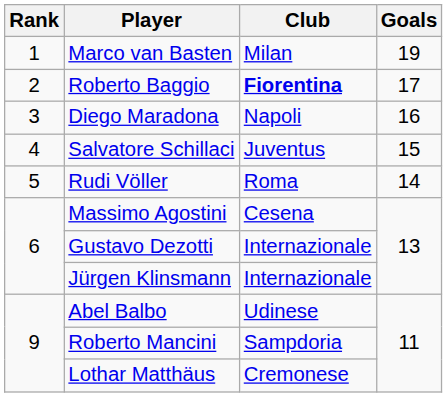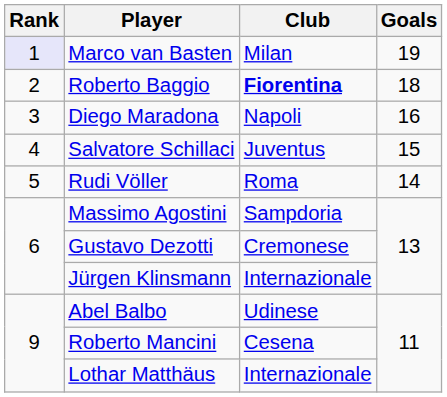(34, 52) no background -> (34, 52) lavender background
(409, 85) 17 -> (409, 85) 18
(279, 213) Cesena -> (293, 213) Sampdoria
(308, 246) Internazionale -> (296, 246) Cremonese
(293, 342) Sampdoria -> (279, 342) Cesena
(296, 375) Cremonese -> (308, 375) Internazionale
